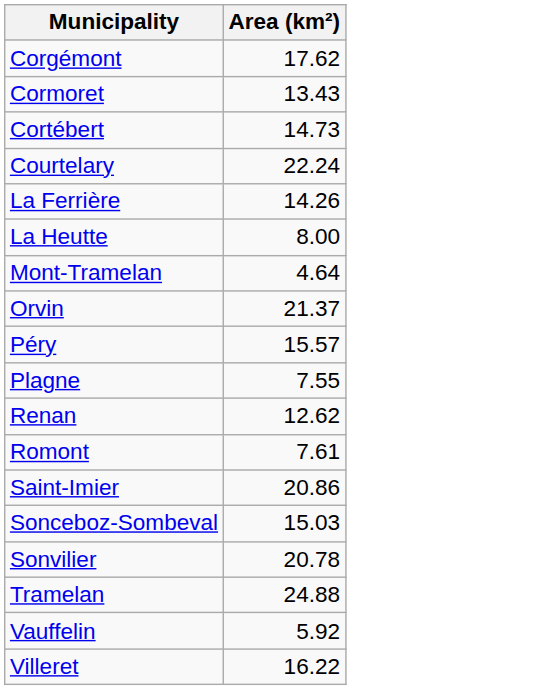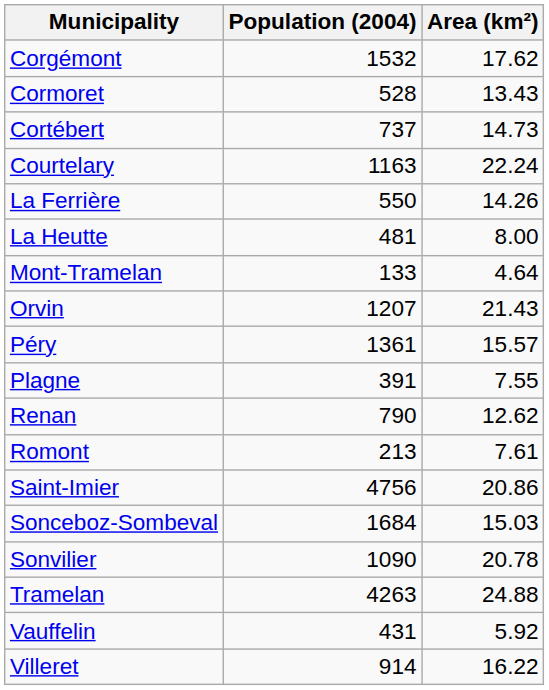+ column: (322, 22)
(312, 308) 21.37 -> (510, 308) 21.43
